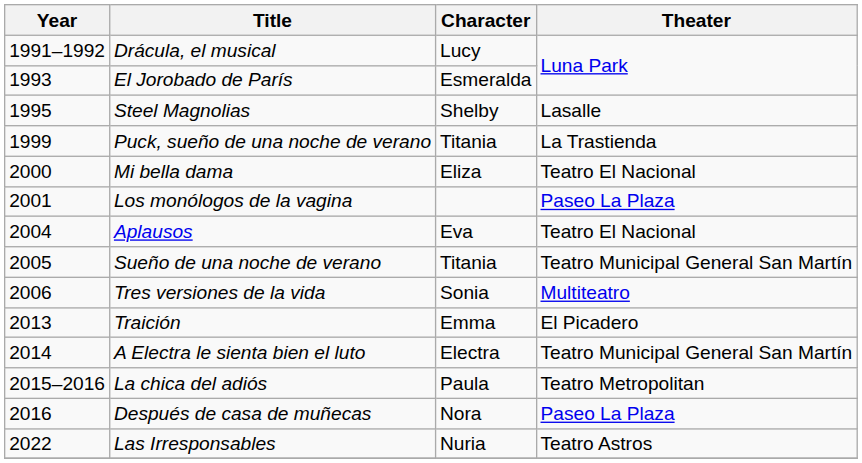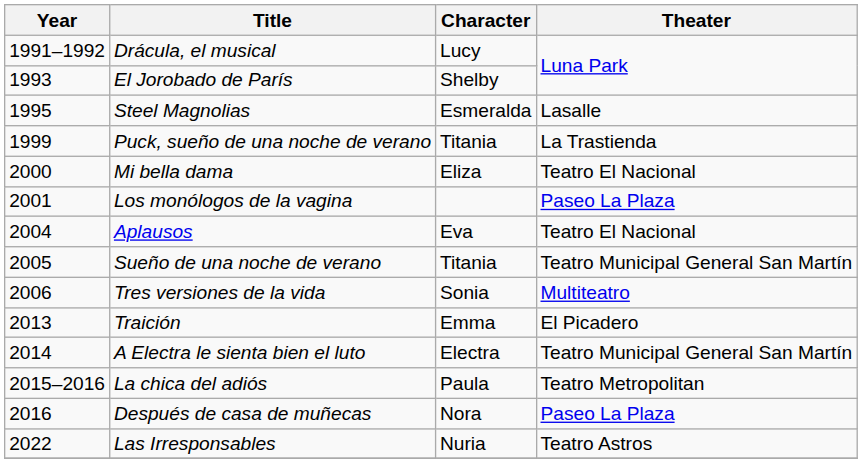(486, 81) Esmeralda -> (469, 81) Shelby
(469, 111) Shelby -> (486, 111) Esmeralda
